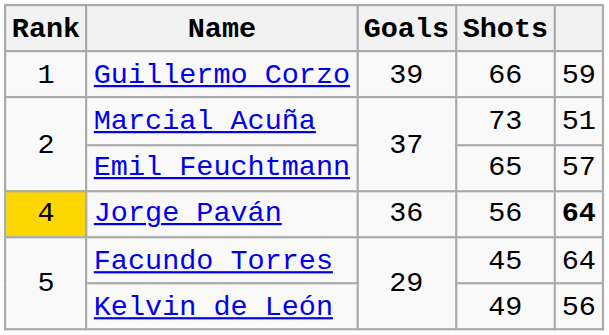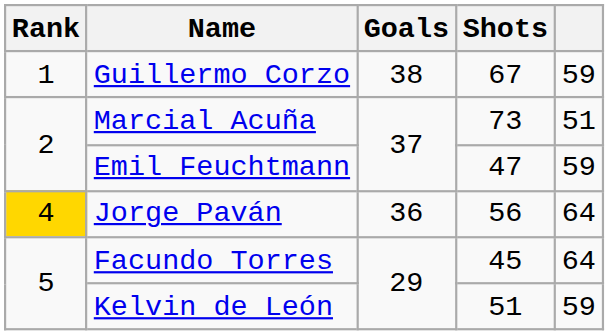(406, 75) 39 -> (406, 75) 38
(505, 75) 66 -> (505, 75) 67
(505, 167) 65 -> (505, 167) 47
(579, 167) 57 -> (579, 167) 59
(579, 214) bold -> (579, 214) normal
(505, 307) 49 -> (505, 307) 51
(579, 307) 56 -> (579, 307) 59
